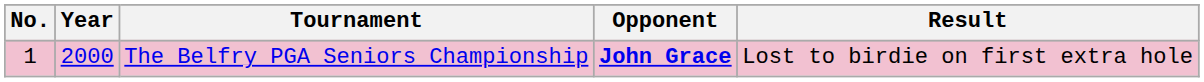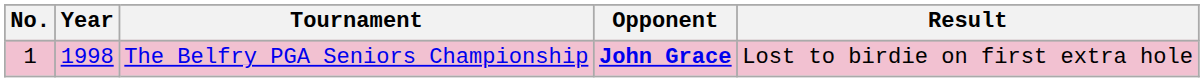(87, 59) 2000 -> (87, 59) 1998
